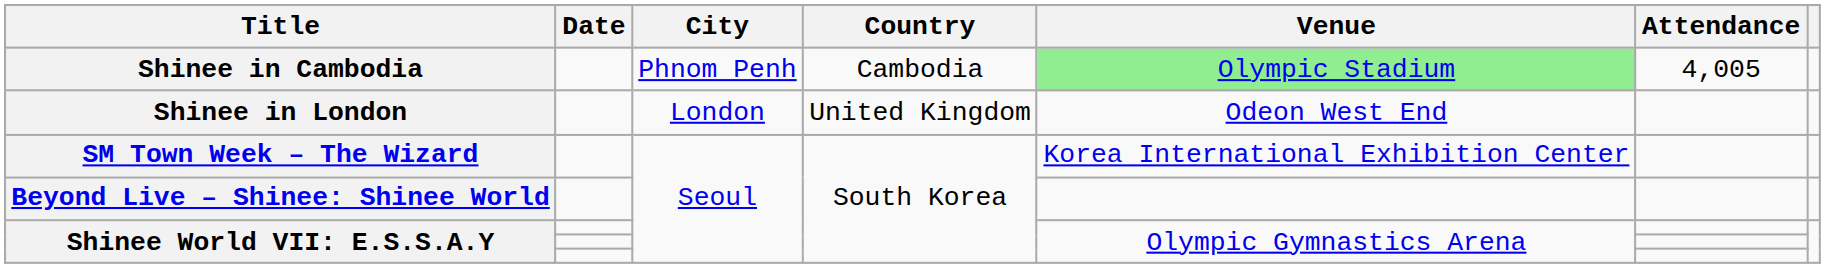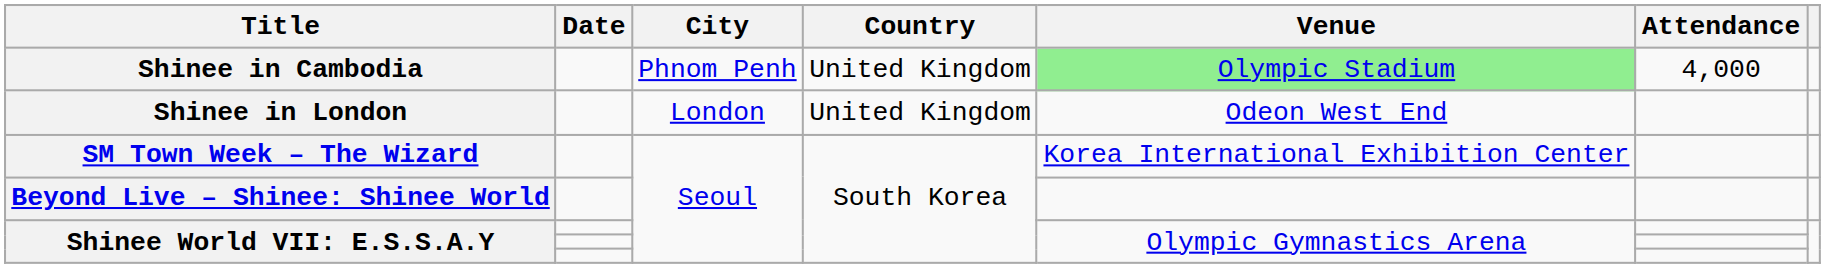(920, 70) Cambodia -> (920, 70) United Kingdom
(1721, 70) 4,005 -> (1721, 70) 4,000
